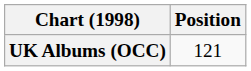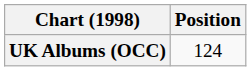(208, 50) 121 -> (208, 50) 124
